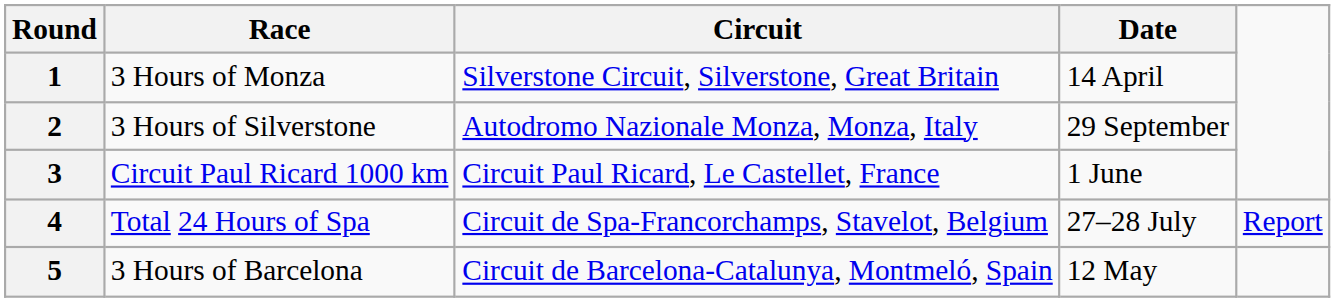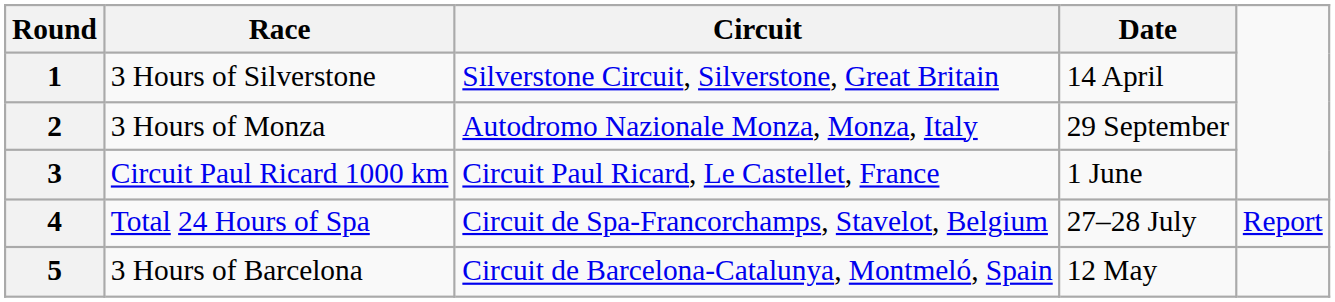(218, 76) 3 Hours of Monza -> (243, 76) 3 Hours of Silverstone
(243, 125) 3 Hours of Silverstone -> (218, 125) 3 Hours of Monza
